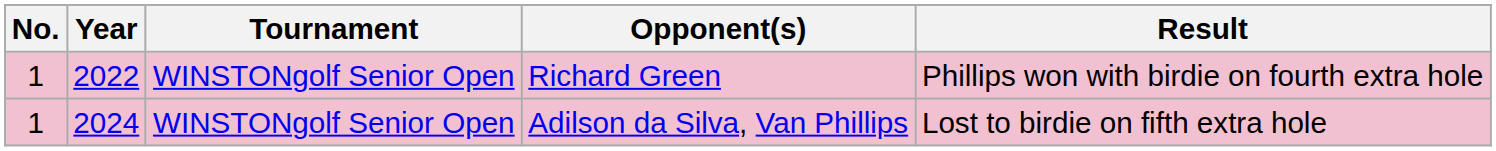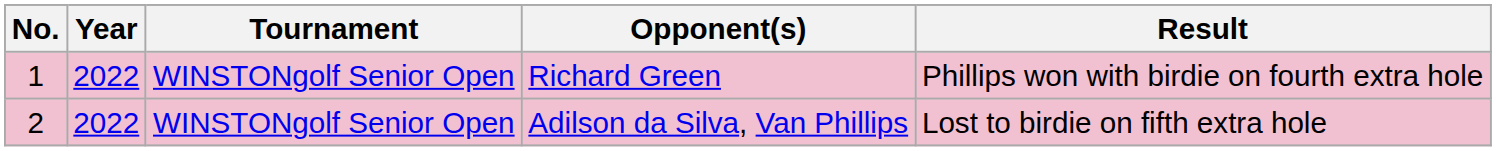(36, 122) 1 -> (36, 122) 2
(106, 122) 2024 -> (106, 122) 2022
